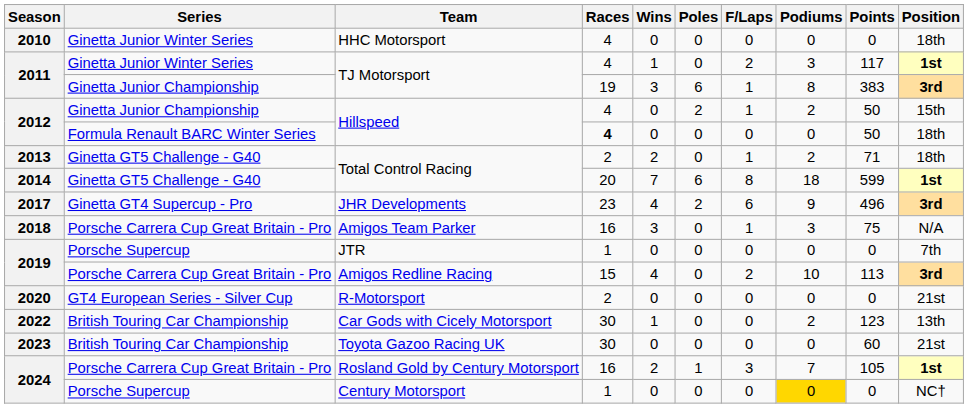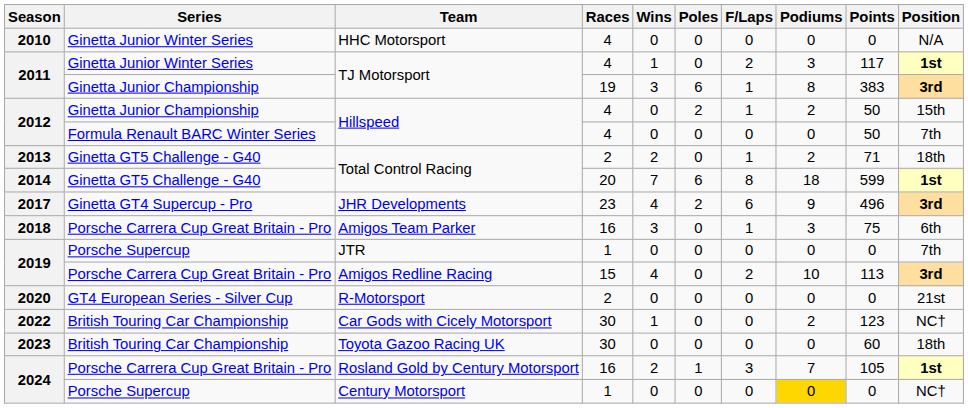(931, 40) 18th -> (931, 40) N/A
(608, 134) bold -> (608, 134) normal
(931, 134) 18th -> (931, 134) 7th
(931, 228) N/A -> (931, 228) 6th
(931, 321) 13th -> (931, 321) NC†
(931, 345) 21st -> (931, 345) 18th
